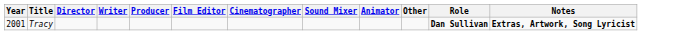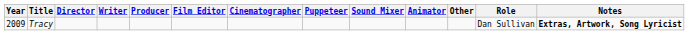+ column: (326, 11)
(16, 24) 2001 -> (16, 24) 2009
(459, 24) bold -> (506, 24) normal
